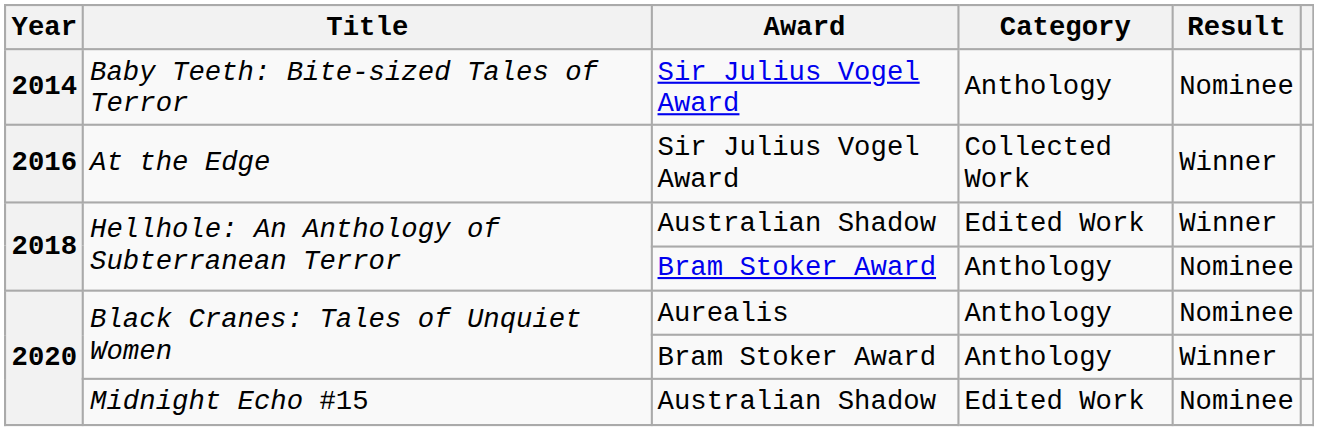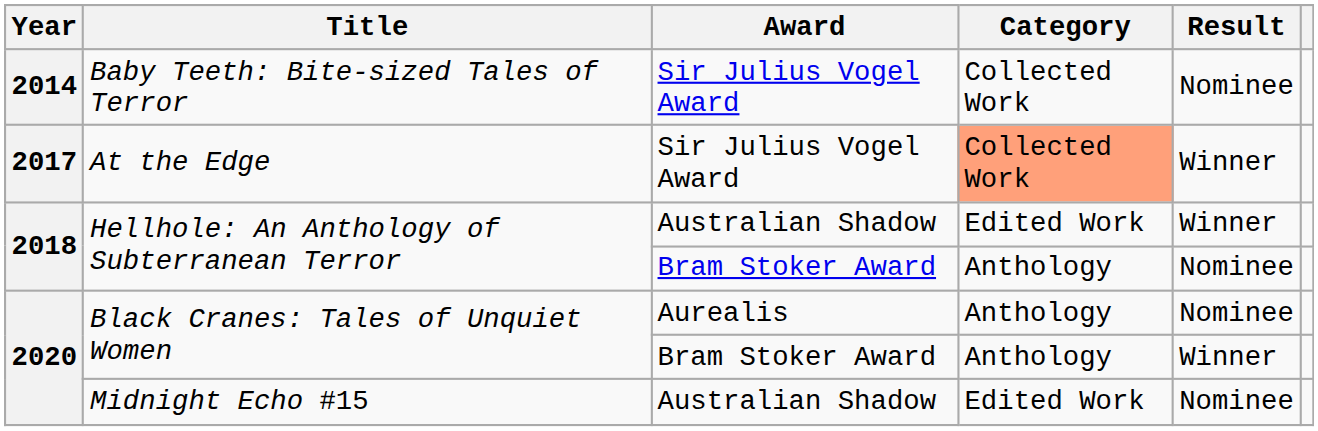(1038, 88) Anthology -> (1038, 88) Collected Work
(44, 164) 2016 -> (44, 164) 2017
(1038, 164) no background -> (1038, 164) lightsalmon background
